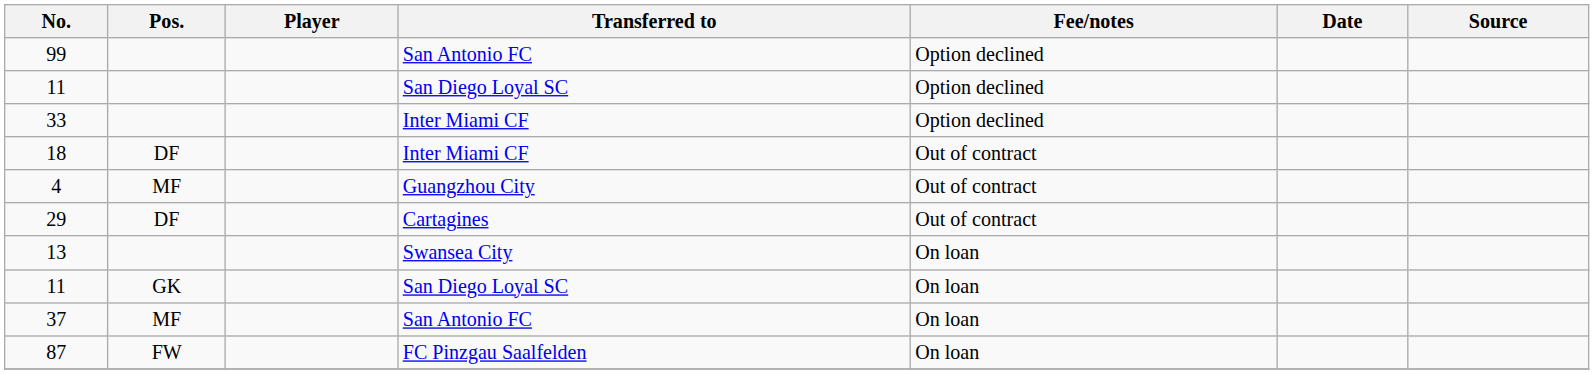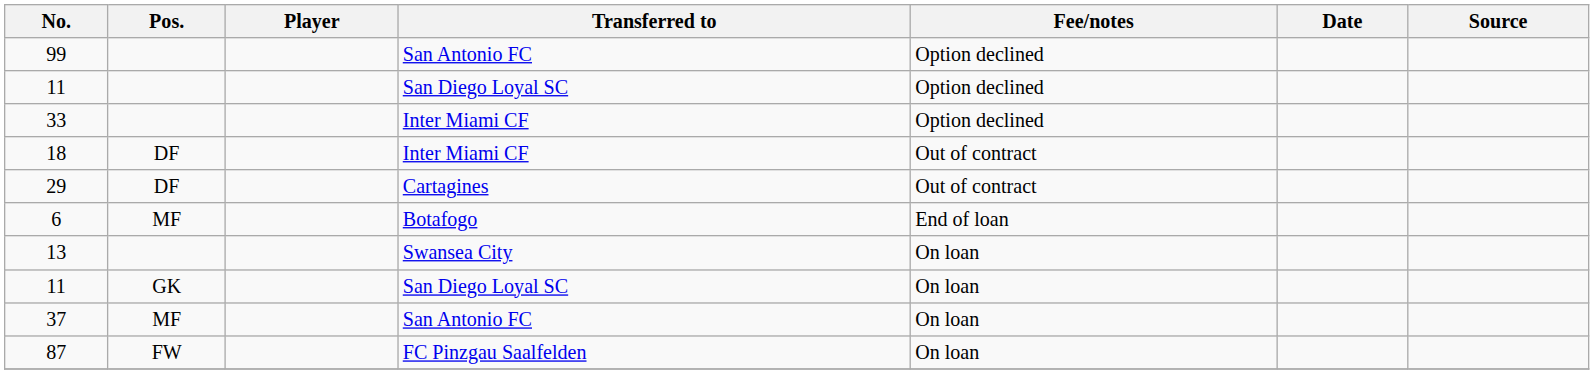- row: (56, 186)
+ row: (56, 219)
